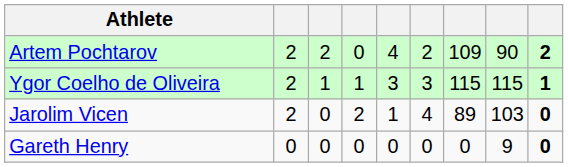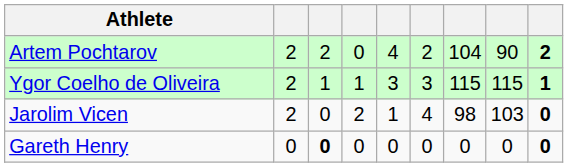(465, 51) 109 -> (465, 51) 104
(465, 114) 89 -> (465, 114) 98
(325, 146) normal -> (325, 146) bold
(507, 146) 9 -> (507, 146) 0
